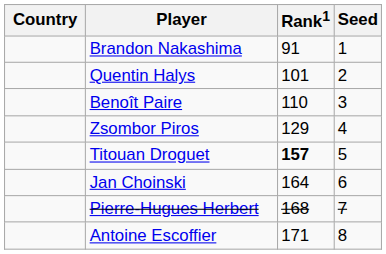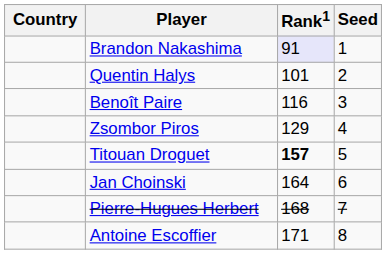(290, 49) no background -> (290, 49) lavender background
(295, 102) 110 -> (295, 102) 116
